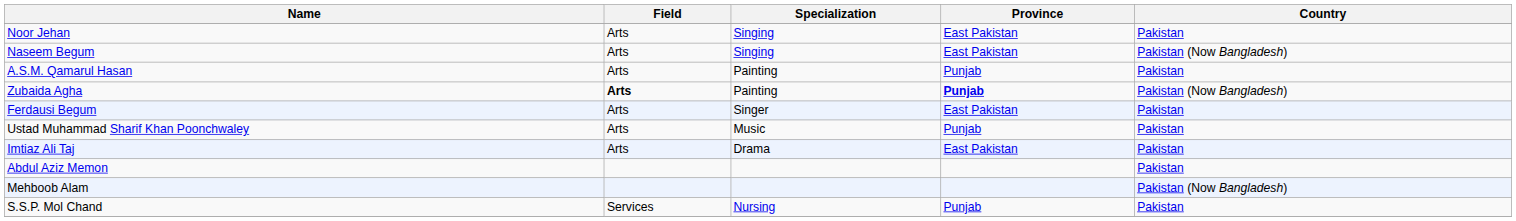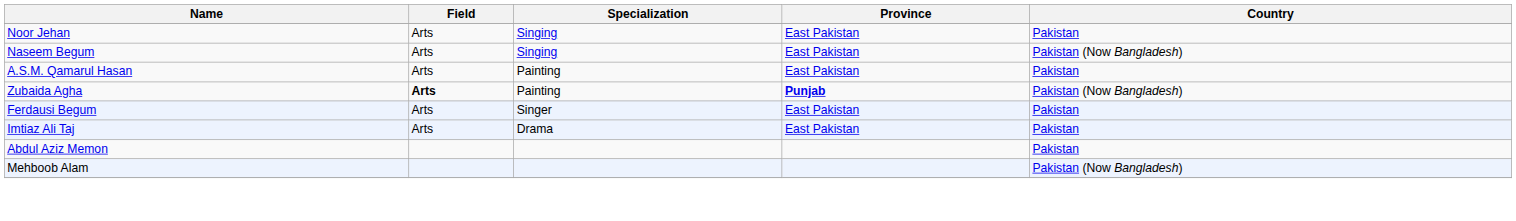(962, 71) Punjab -> (822, 71) East Pakistan
- row: (128, 129)
- row: (55, 206)
